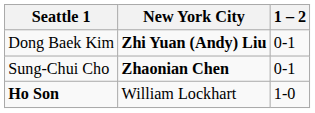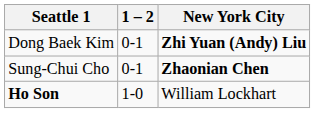columns swapped: (290, 17) <-> (194, 17)
